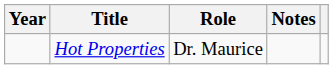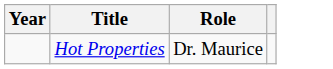- column: (294, 19)
